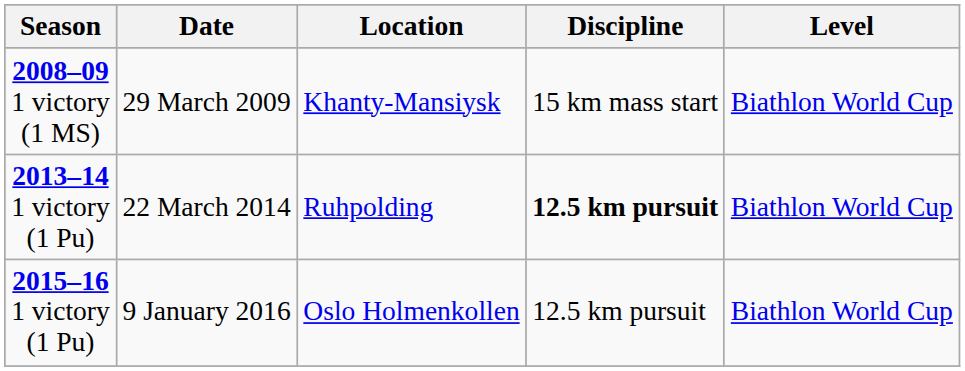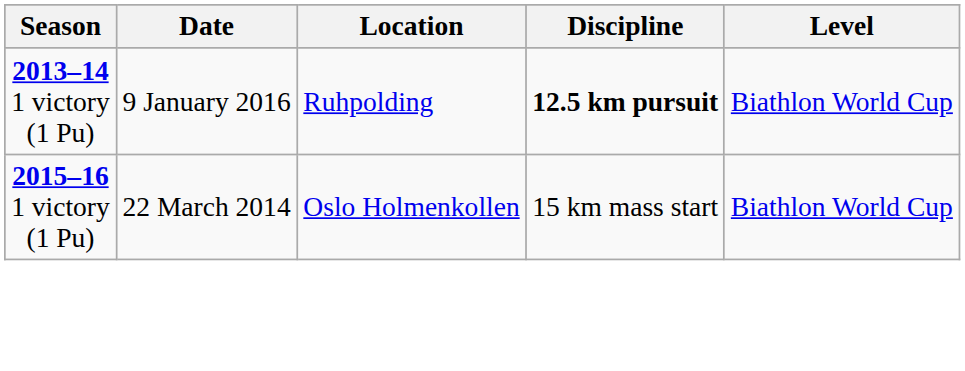- row: (61, 100)
(207, 206) 22 March 2014 -> (207, 100) 9 January 2016
(207, 312) 9 January 2016 -> (207, 206) 22 March 2014
(619, 312) 12.5 km pursuit -> (625, 206) 15 km mass start
